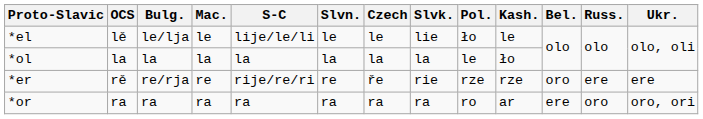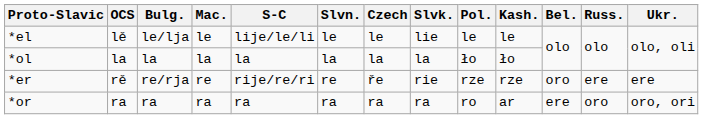(469, 37) ło -> (469, 37) le
(469, 59) le -> (469, 59) ło
